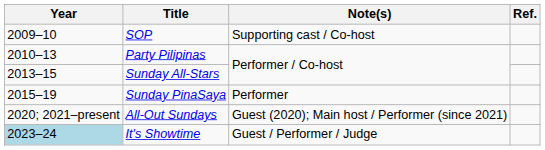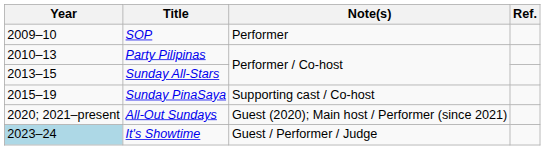(303, 34) Supporting cast / Co-host -> (260, 34) Performer
(260, 94) Performer -> (303, 94) Supporting cast / Co-host
